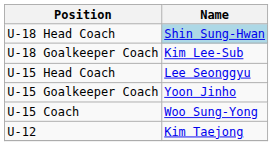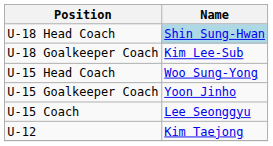(207, 73) Lee Seonggyu -> (211, 73) Woo Sung-Yong
(211, 112) Woo Sung-Yong -> (207, 112) Lee Seonggyu
